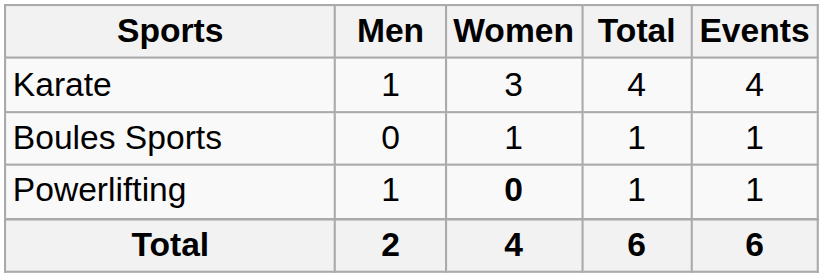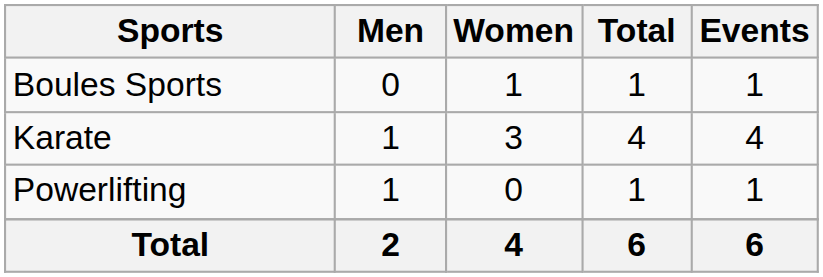rows swapped: (117, 137) <-> (62, 84)
(514, 191) bold -> (514, 191) normal
